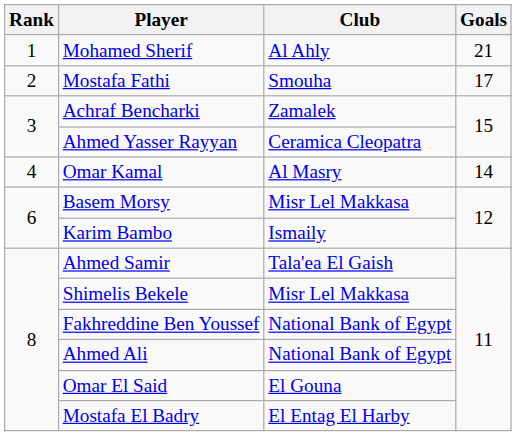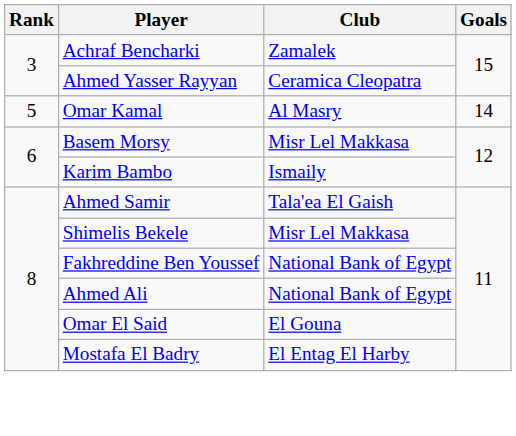- row: (127, 50)
- row: (116, 80)
(31, 171) 4 -> (31, 111) 5
